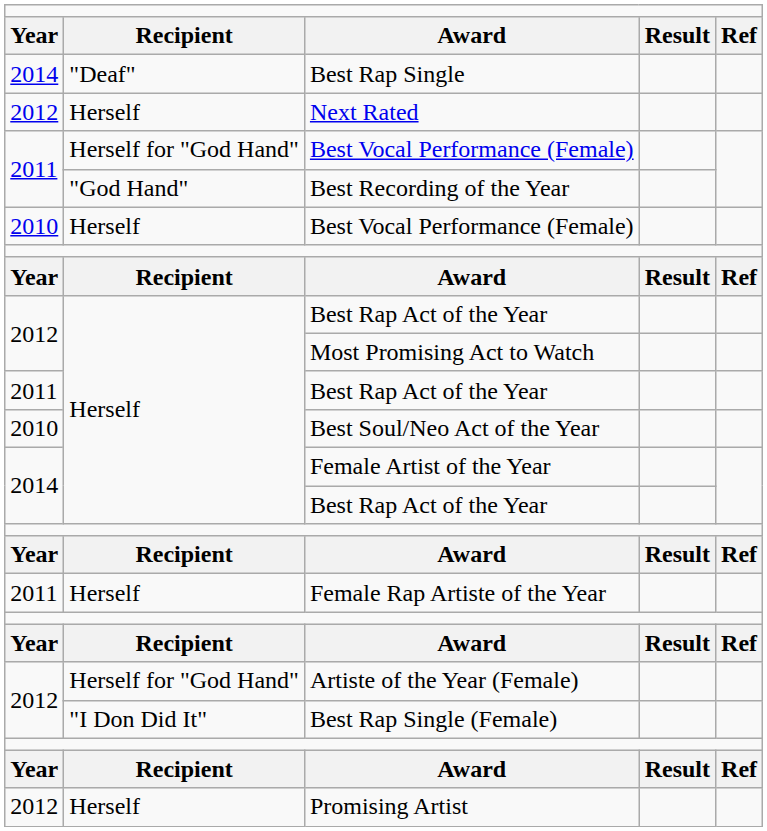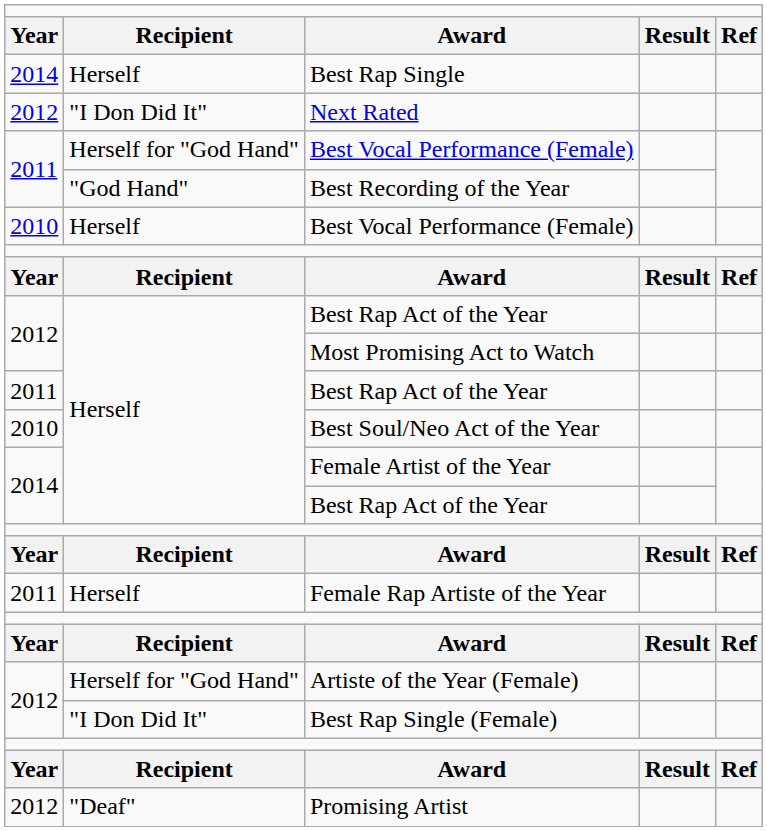(102, 73) "Deaf" -> (105, 73) Herself
(105, 111) Herself -> (138, 111) "I Don Did It"
(105, 806) Herself -> (102, 806) "Deaf"
